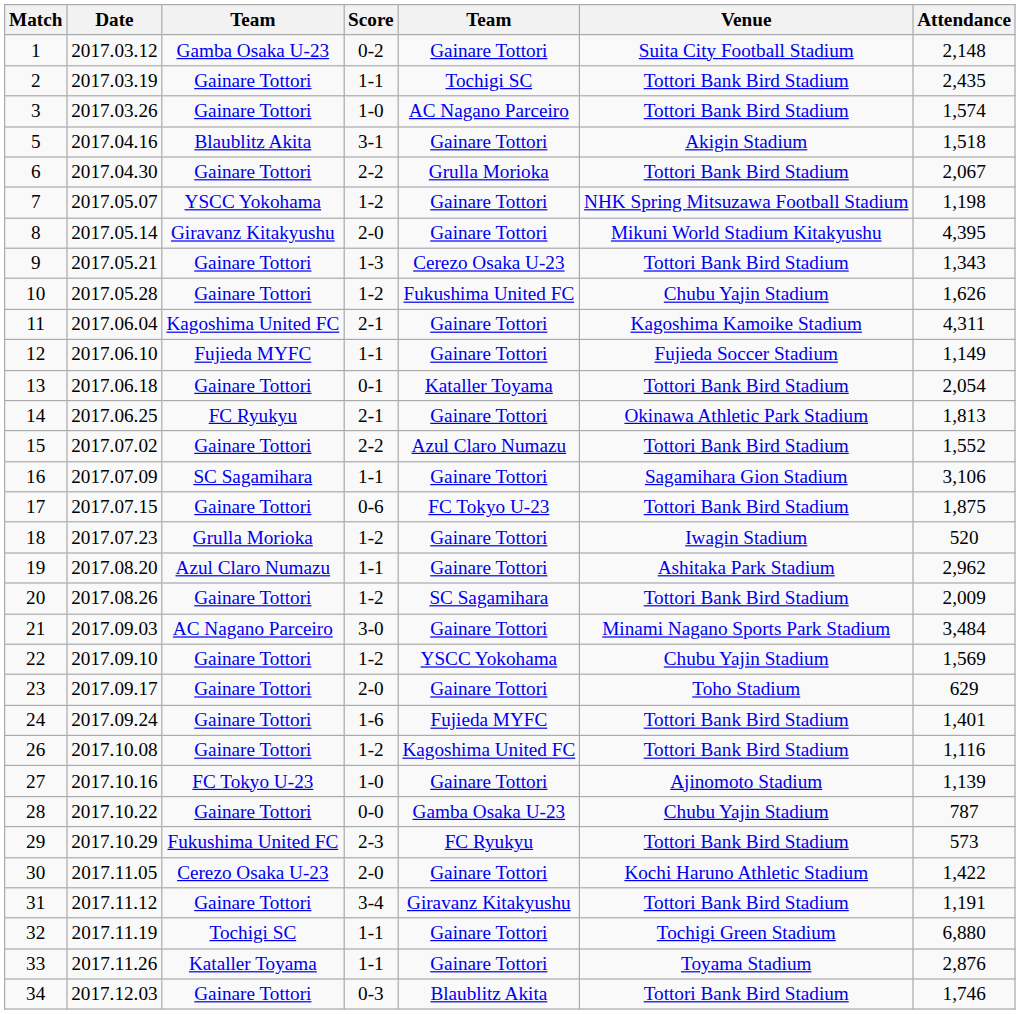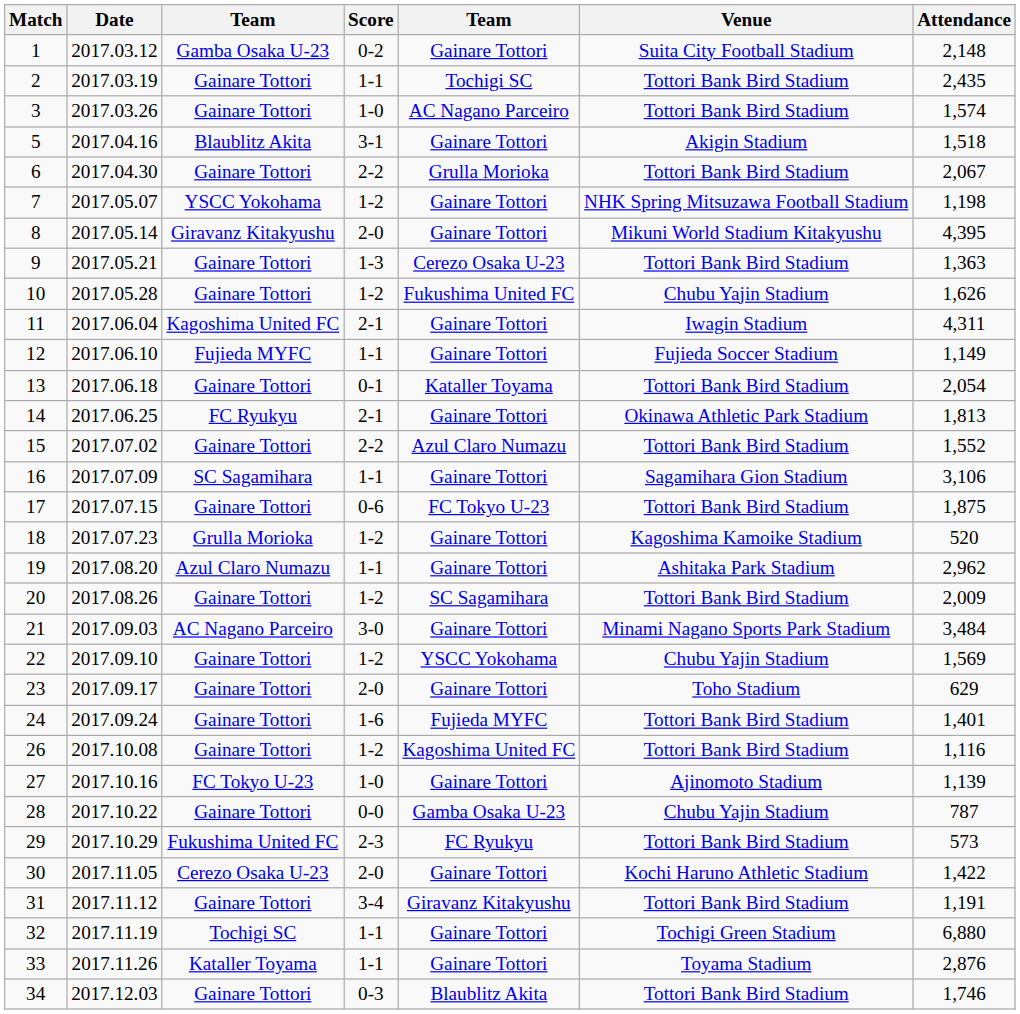(964, 263) 1,343 -> (964, 263) 1,363
(746, 324) Kagoshima Kamoike Stadium -> (746, 324) Iwagin Stadium
(746, 537) Iwagin Stadium -> (746, 537) Kagoshima Kamoike Stadium
